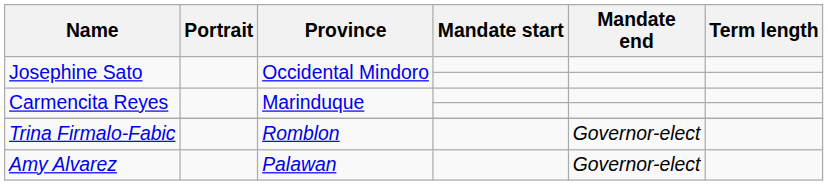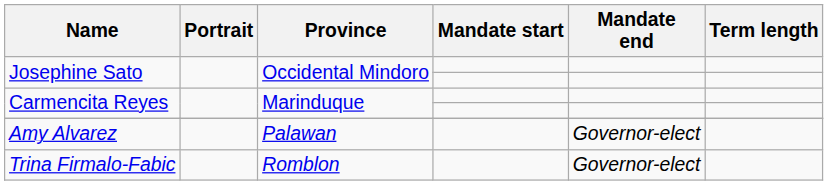rows swapped: (63, 164) <-> (92, 133)
